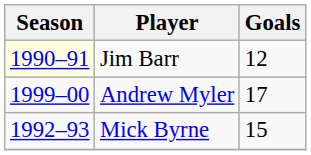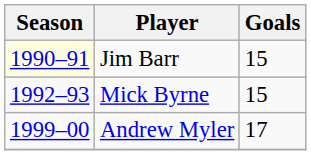(256, 58) 12 -> (256, 58) 15
rows swapped: (155, 130) <-> (167, 94)
